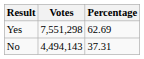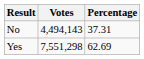rows swapped: (14, 29) <-> (13, 46)
